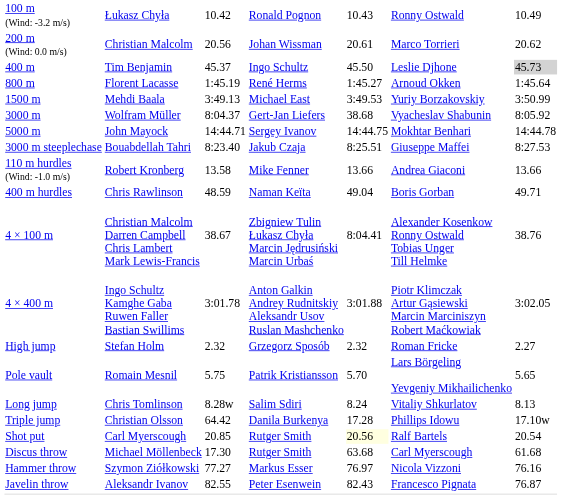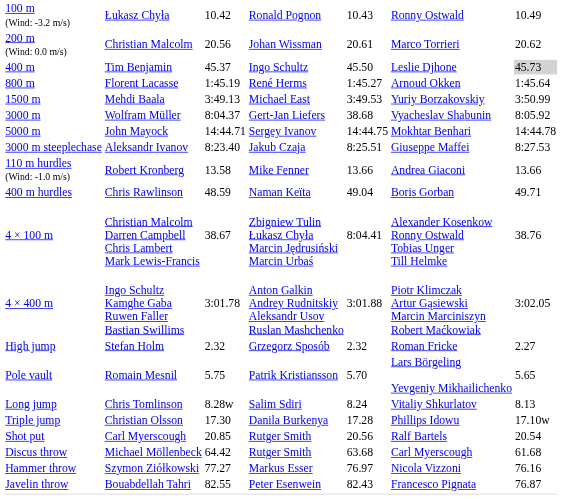(148, 147) Bouabdellah Tahri -> (146, 147) Aleksandr Ivanov
(218, 420) 64.42 -> (218, 420) 17.30
(360, 436) lightyellow background -> (360, 436) no background
(218, 452) 17.30 -> (218, 452) 64.42
(146, 484) Aleksandr Ivanov -> (148, 484) Bouabdellah Tahri
